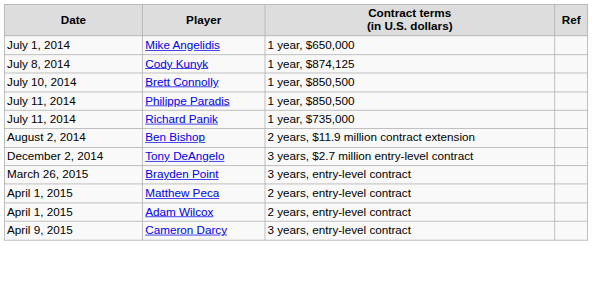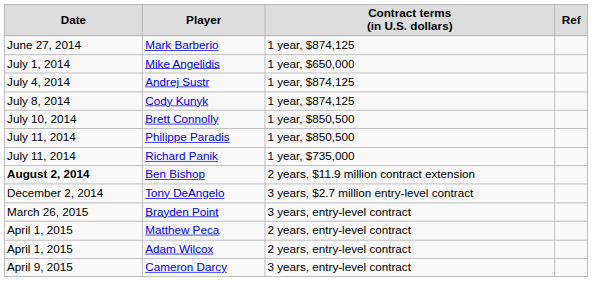+ row: (182, 45)
+ row: (177, 82)
(46, 138) normal -> (48, 175) bold
